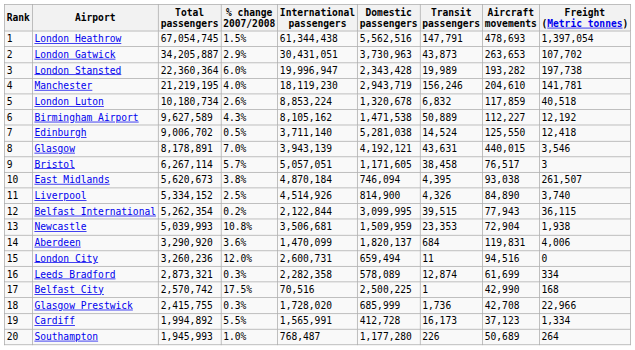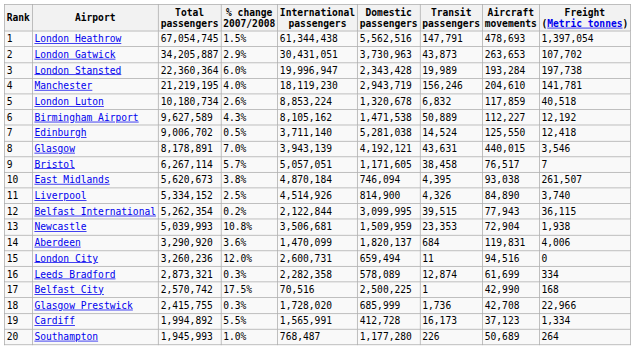(505, 70) 193,282 -> (505, 70) 193,284
(544, 164) 3 -> (544, 164) 7
